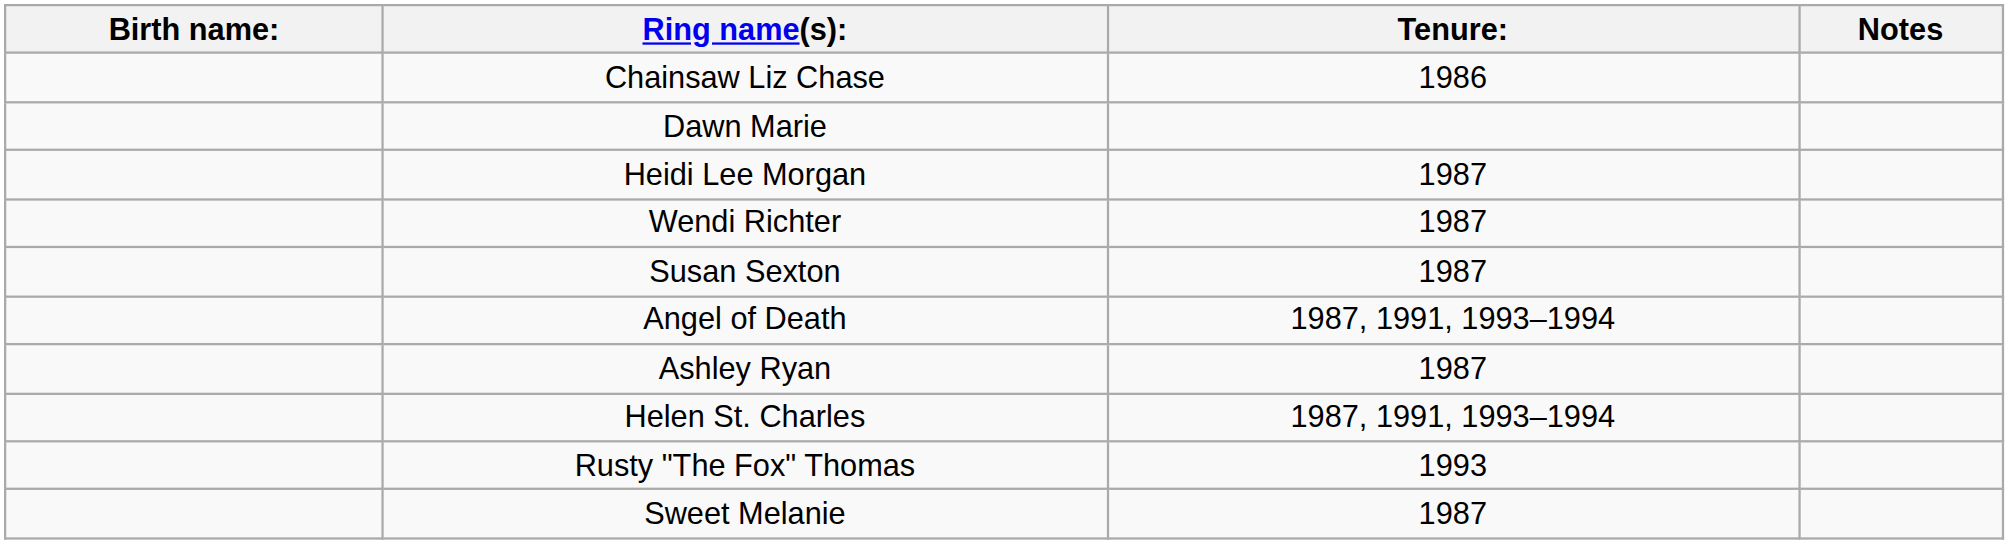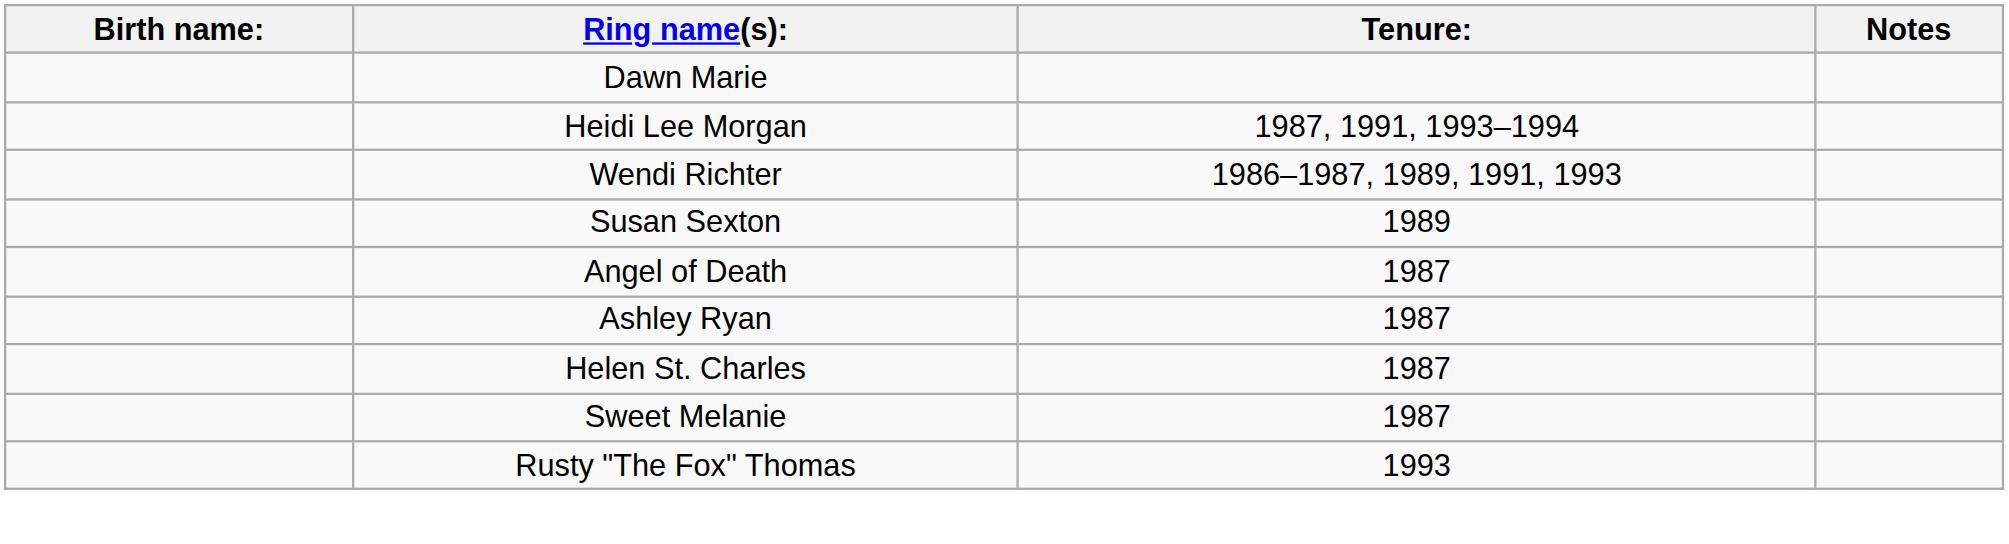- row: (745, 77)
(1453, 174) 1987 -> (1417, 126) 1987, 1991, 1993–1994
(1453, 223) 1987 -> (1417, 174) 1986–1987, 1989, 1991, 1993
(1453, 271) 1987 -> (1417, 223) 1989
(1453, 320) 1987, 1991, 1993–1994 -> (1417, 271) 1987
(1453, 417) 1987, 1991, 1993–1994 -> (1417, 368) 1987
rows swapped: (745, 465) <-> (745, 513)
